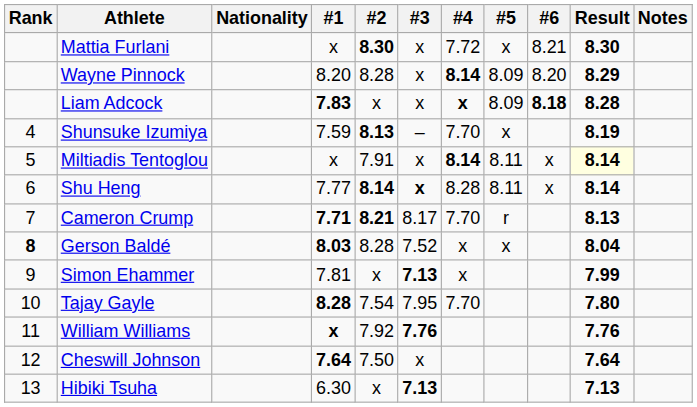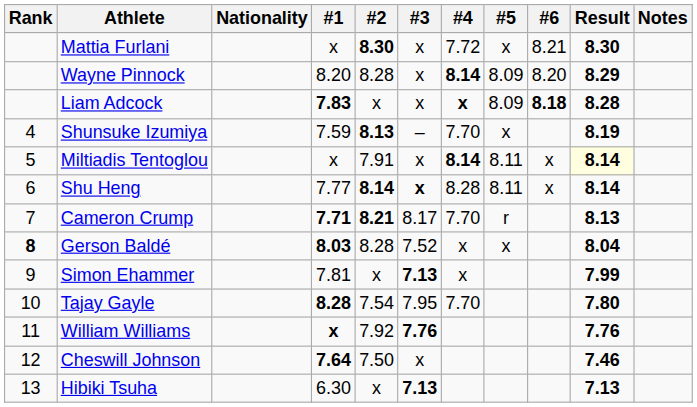(602, 359) 7.64 -> (602, 359) 7.46
